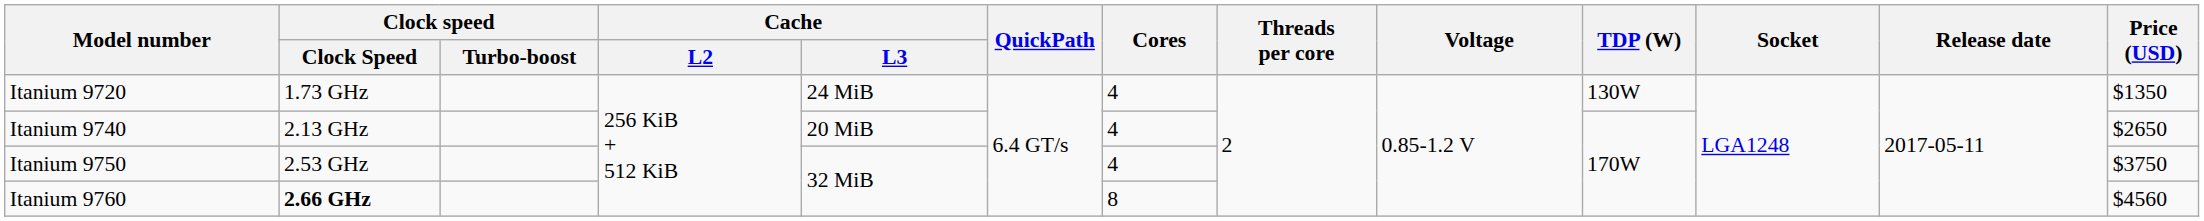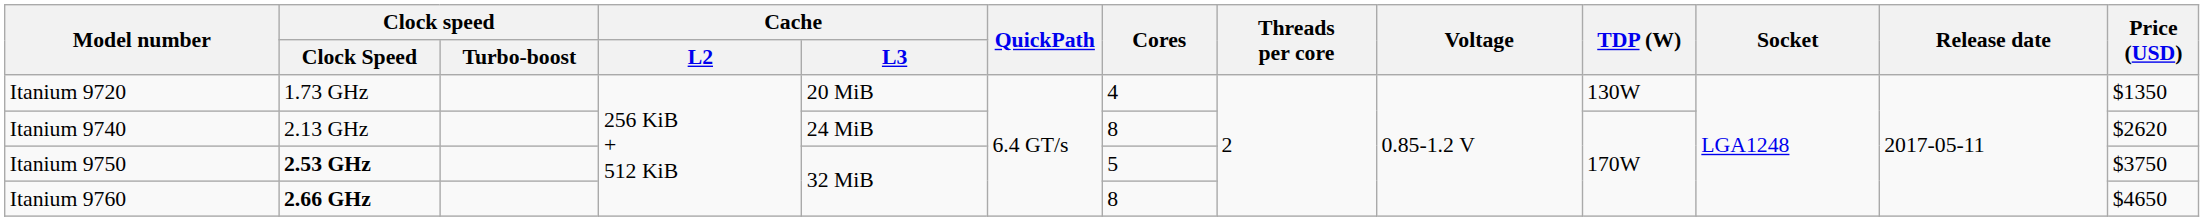(840, 92) 24 MiB -> (840, 92) 20 MiB
(840, 127) 20 MiB -> (840, 127) 24 MiB
(1113, 127) 4 -> (1113, 127) 8
(2140, 127) $2650 -> (2140, 127) $2620
(326, 162) normal -> (327, 162) bold
(1113, 162) 4 -> (1113, 162) 5
(2140, 197) $4560 -> (2140, 197) $4650
